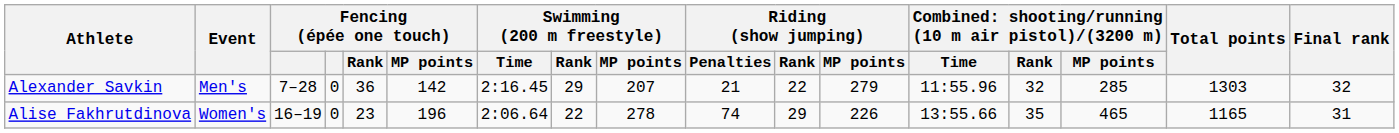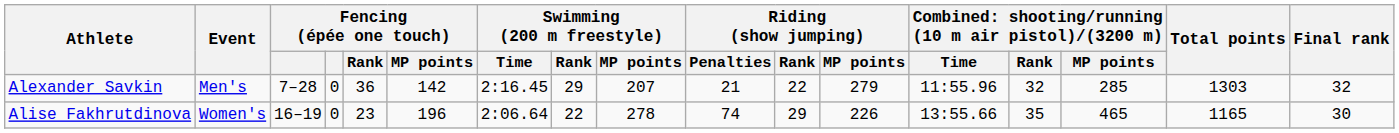(1341, 115) 31 -> (1341, 115) 30
